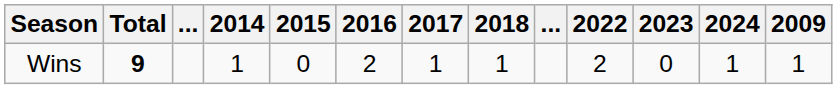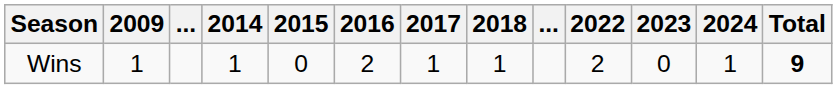columns swapped: (798, 24) <-> (138, 24)
